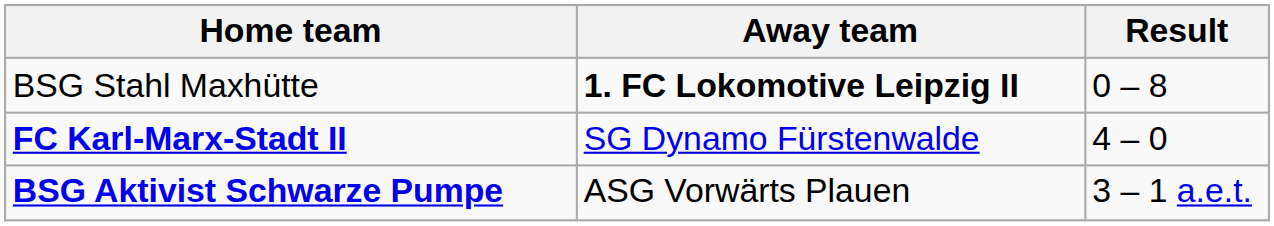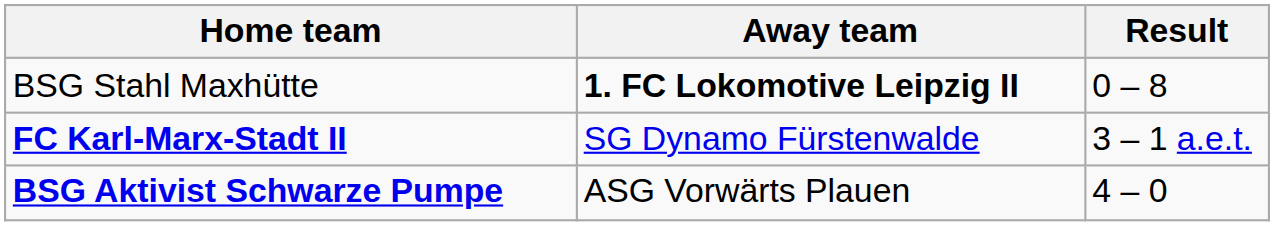(1130, 138) 4 – 0 -> (1172, 138) 3 – 1 a.e.t.
(1172, 191) 3 – 1 a.e.t. -> (1130, 191) 4 – 0
